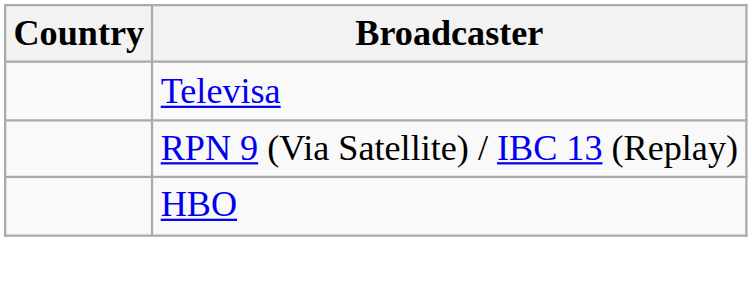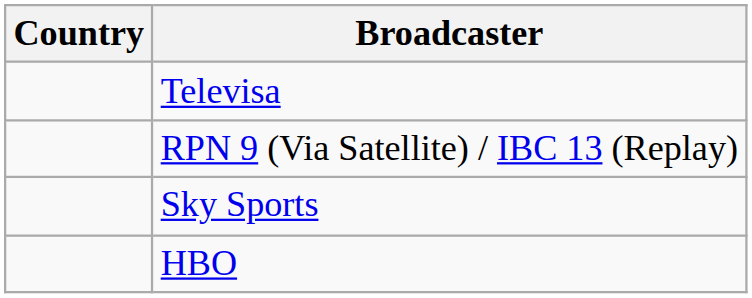+ row: (240, 205)
